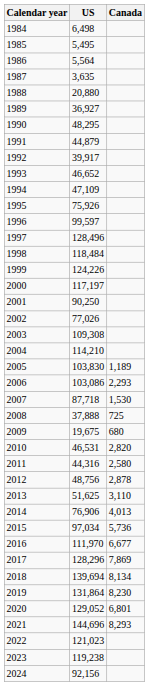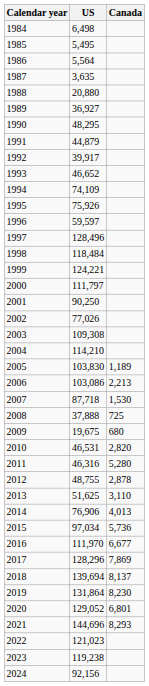(86, 189) 47,109 -> (86, 189) 74,109
(86, 221) 99,597 -> (86, 221) 59,597
(88, 269) 124,226 -> (88, 269) 124,221
(88, 286) 117,197 -> (88, 286) 111,797
(120, 382) 2,293 -> (120, 382) 2,213
(86, 463) 44,316 -> (86, 463) 46,316
(120, 463) 2,580 -> (120, 463) 5,280
(86, 479) 48,756 -> (86, 479) 48,755
(120, 576) 8,134 -> (120, 576) 8,137
